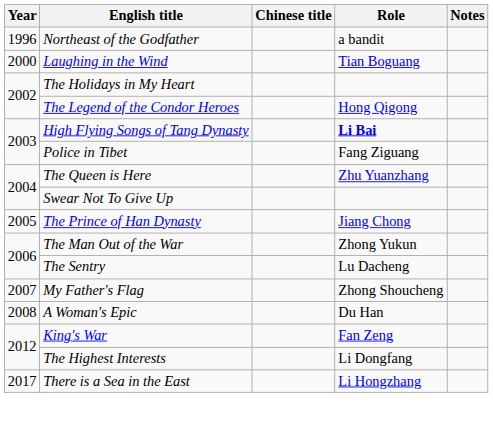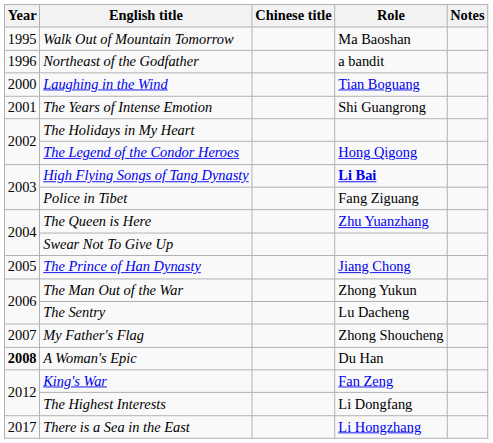+ row: (138, 38)
+ row: (128, 107)
(22, 312) normal -> (22, 358) bold
